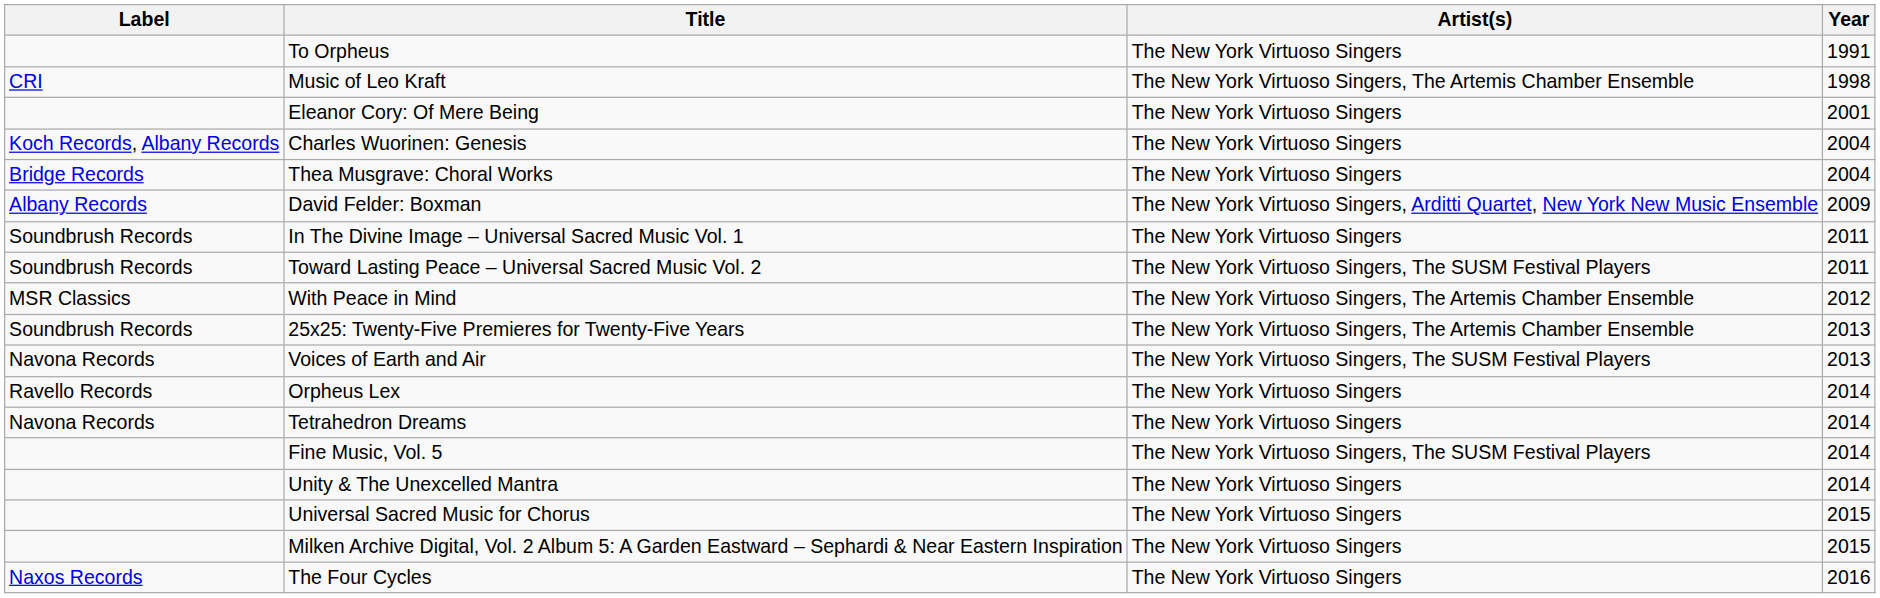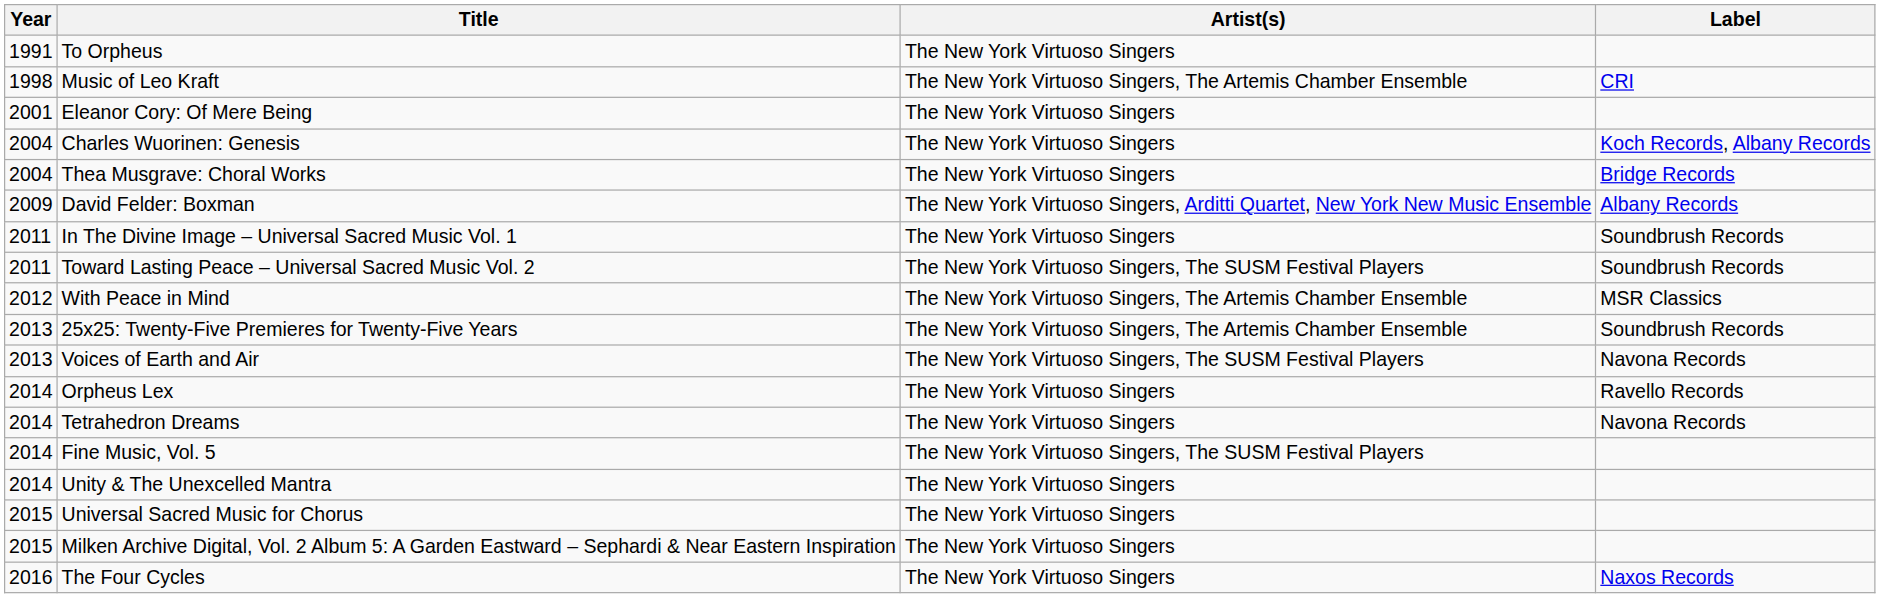columns swapped: (1849, 19) <-> (144, 19)
